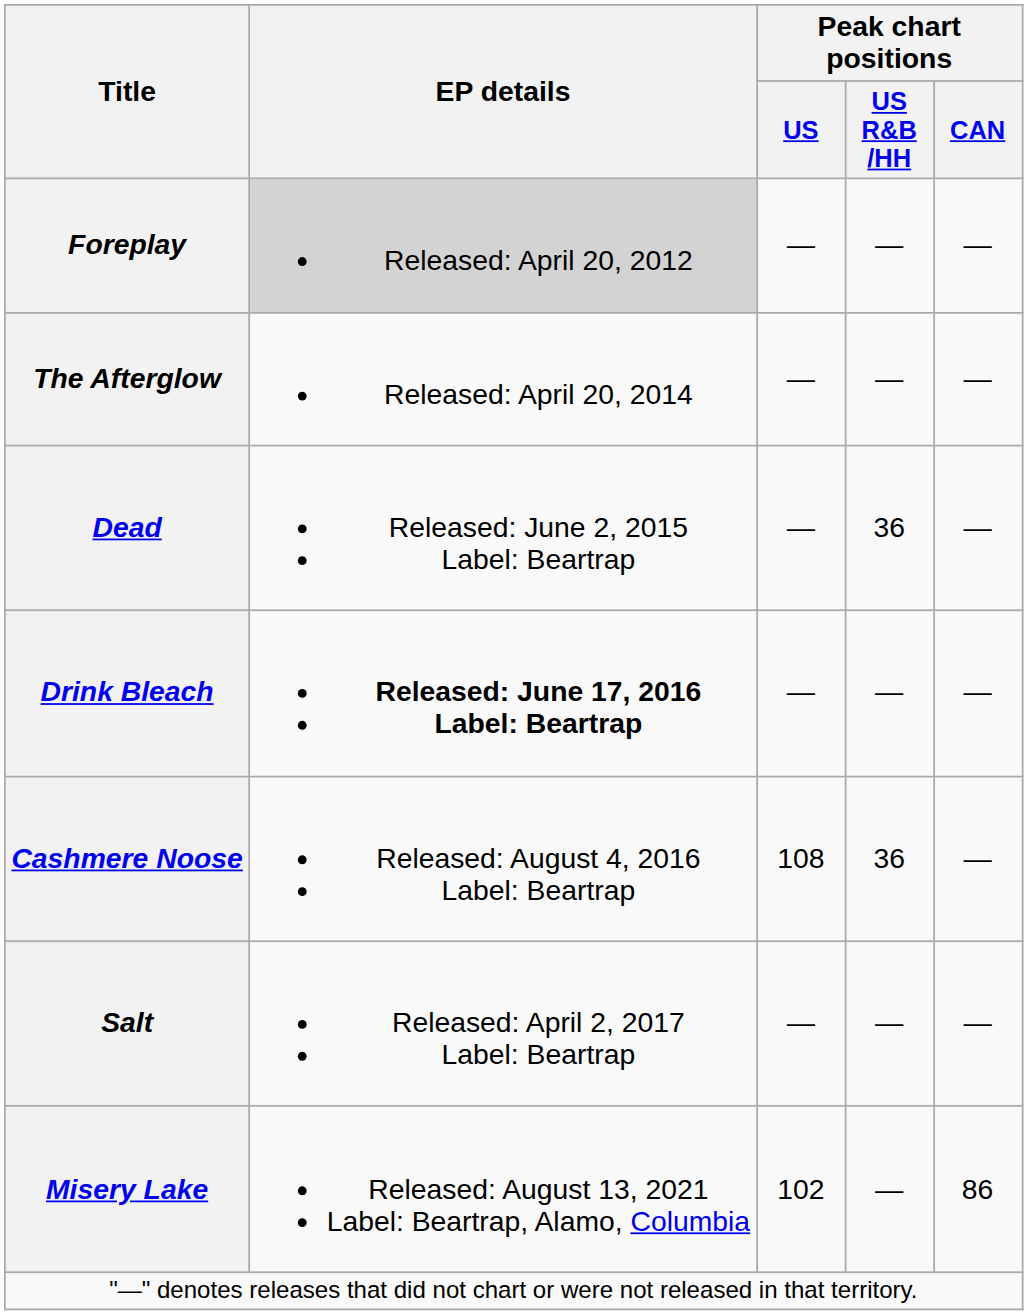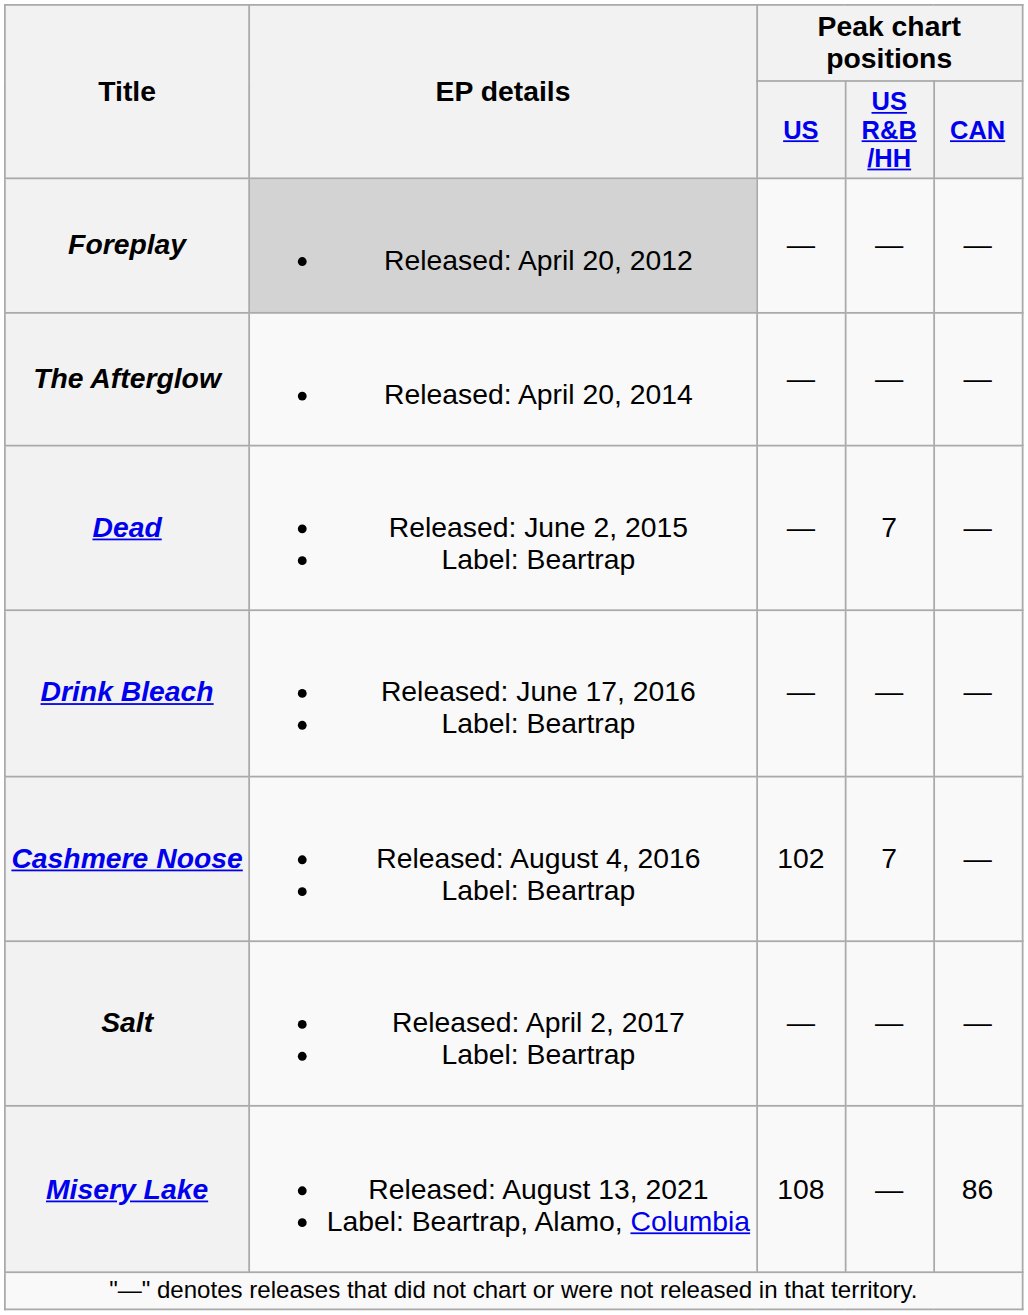(889, 527) 36 -> (889, 527) 7
(503, 709) bold -> (503, 709) normal
(801, 858) 108 -> (801, 858) 102
(889, 858) 36 -> (889, 858) 7
(801, 1188) 102 -> (801, 1188) 108
